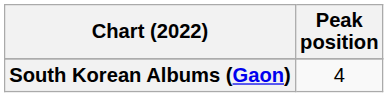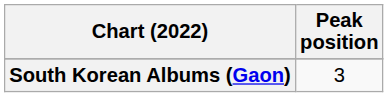(339, 75) 4 -> (339, 75) 3
